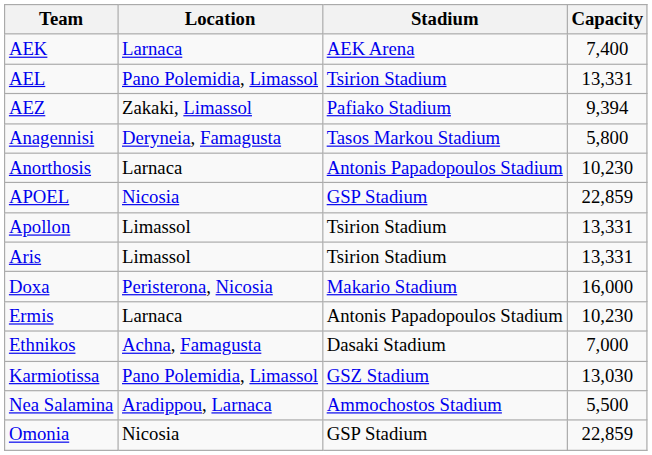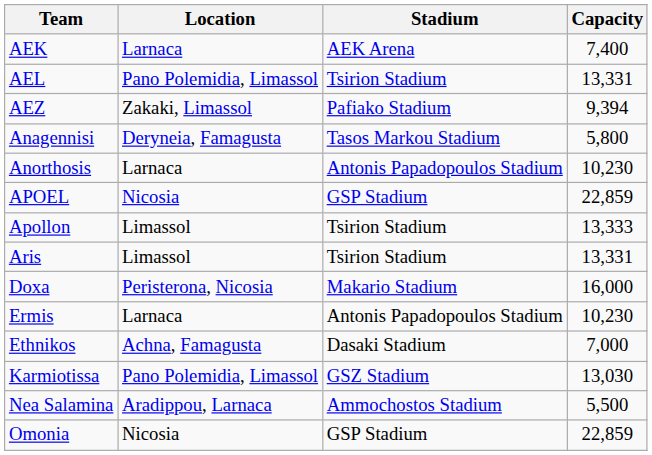(607, 227) 13,331 -> (607, 227) 13,333
